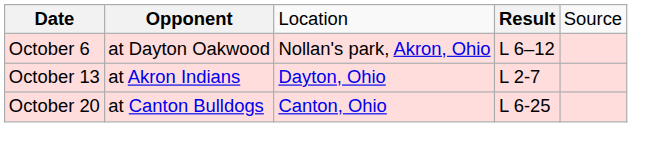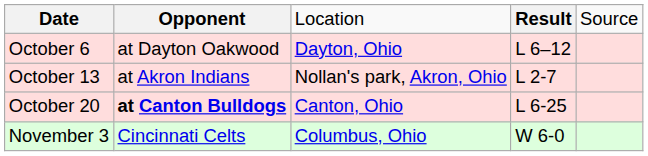(384, 48) Nollan's park, Akron, Ohio -> (348, 48) Dayton, Ohio
(332, 77) Dayton, Ohio -> (401, 77) Nollan's park, Akron, Ohio
(186, 106) normal -> (202, 106) bold
+ row: (59, 135)
